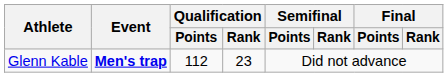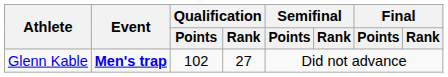(196, 61) 112 -> (196, 61) 102
(244, 61) 23 -> (244, 61) 27
